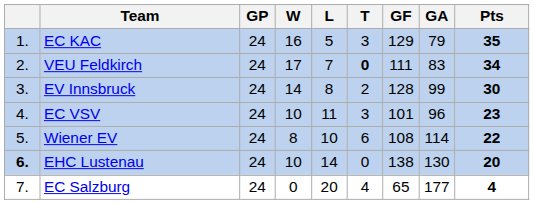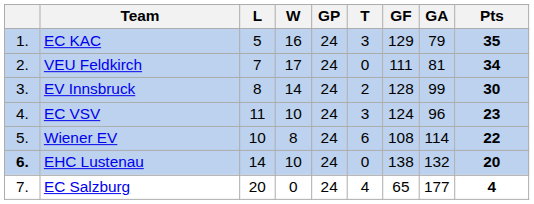columns swapped: (257, 16) <-> (329, 16)
(365, 65) bold -> (365, 65) normal
(437, 65) 83 -> (437, 65) 81
(401, 114) 101 -> (401, 114) 124
(437, 162) 130 -> (437, 162) 132
